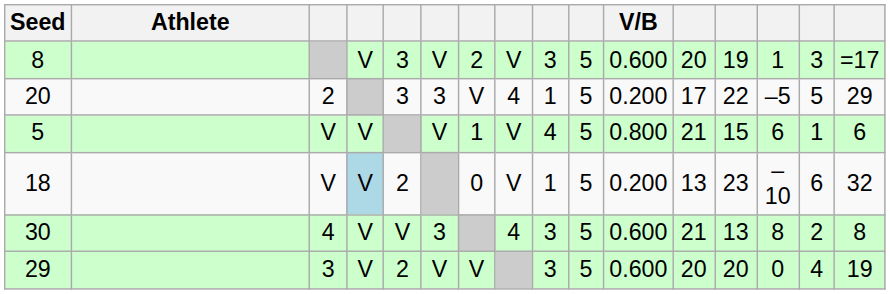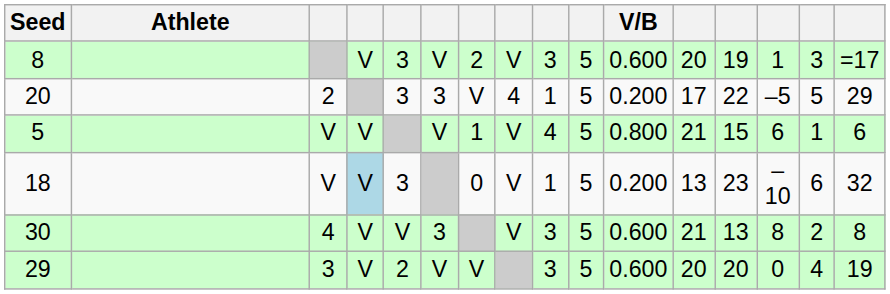(402, 183) 2 -> (402, 183) 3
(514, 232) 4 -> (514, 232) V
